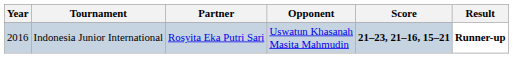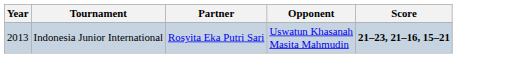- column: (480, 13)
(18, 37) 2016 -> (18, 37) 2013
